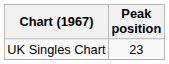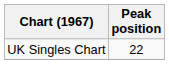(136, 49) 23 -> (136, 49) 22
